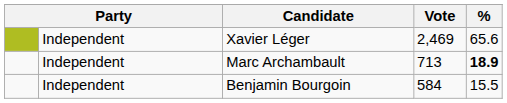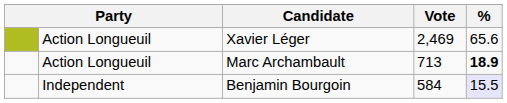(83, 39) Independent -> (97, 39) Action Longueuil
(83, 62) Independent -> (97, 62) Action Longueuil
(484, 86) no background -> (484, 86) lavender background
